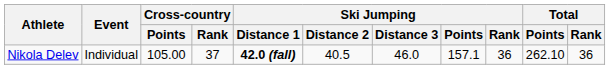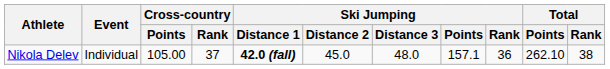(337, 55) 40.5 -> (337, 55) 45.0
(407, 55) 46.0 -> (407, 55) 48.0
(586, 55) 36 -> (586, 55) 38
